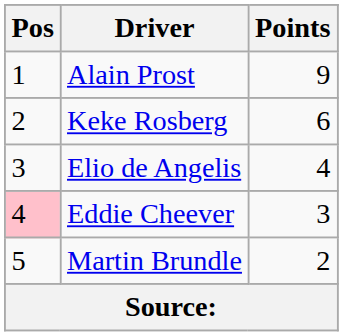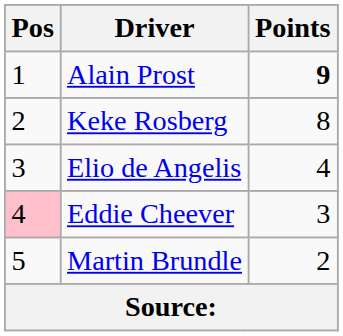(323, 74) normal -> (323, 74) bold
(323, 121) 6 -> (323, 121) 8
